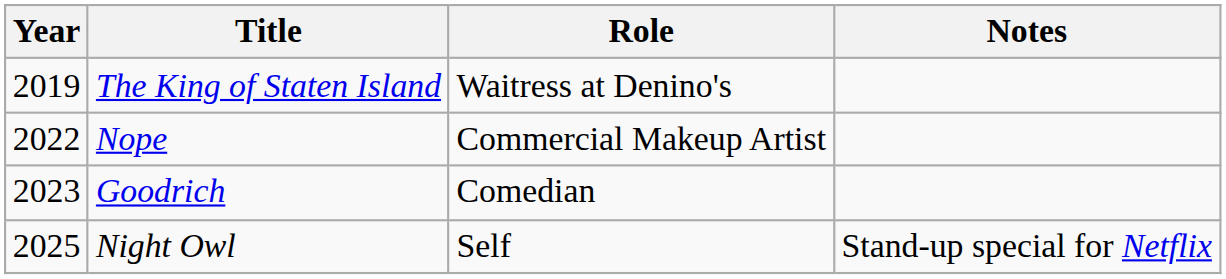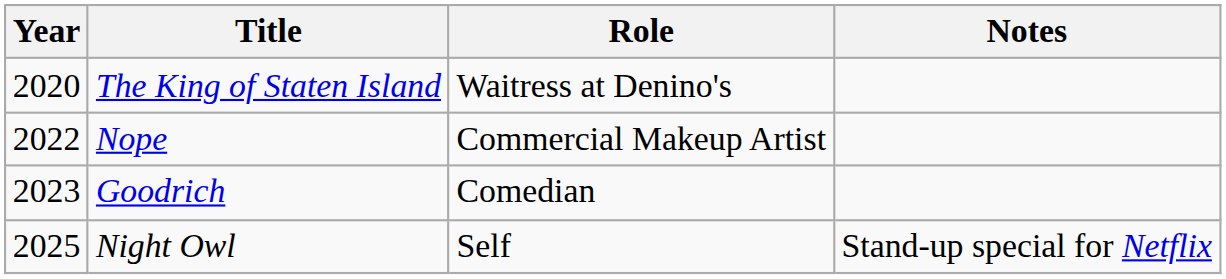(47, 84) 2019 -> (47, 84) 2020
